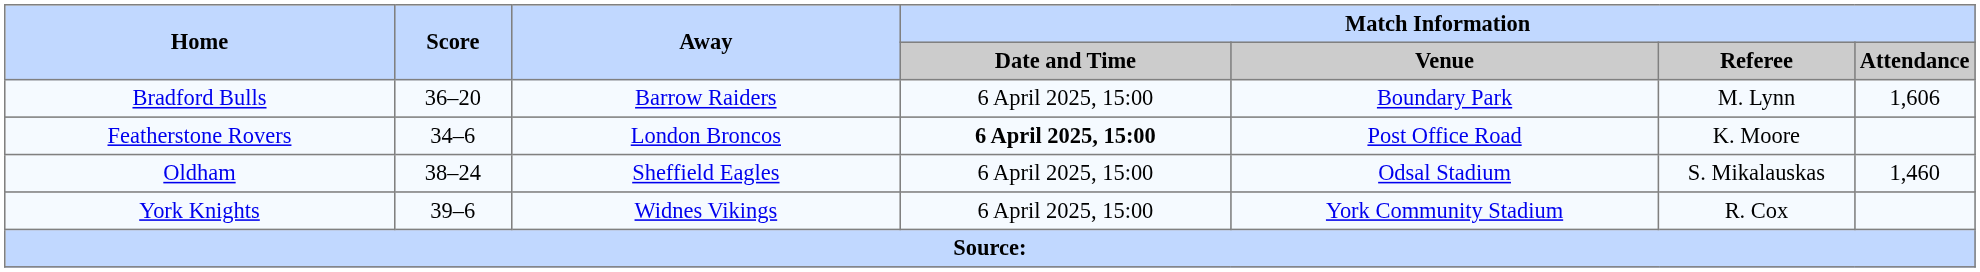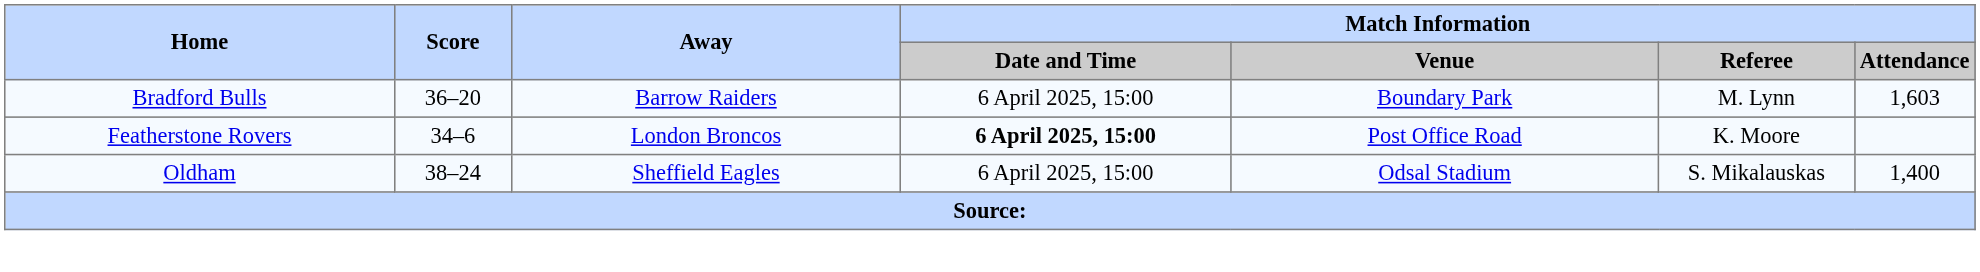(1915, 98) 1,606 -> (1915, 98) 1,603
(1915, 172) 1,460 -> (1915, 172) 1,400
- row: (199, 210)
